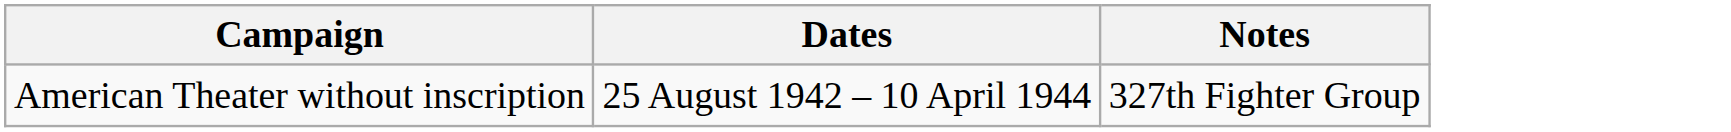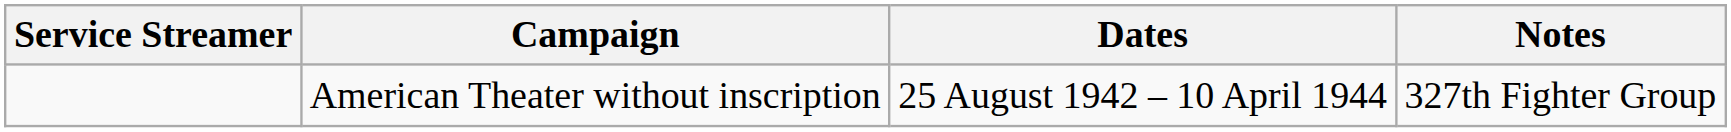+ column: (153, 34)
